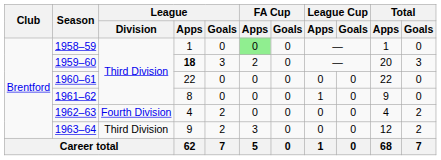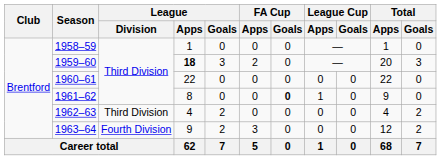(255, 46) lightgreen background -> (255, 46) no background
(288, 96) normal -> (288, 96) bold
(136, 113) Fourth Division -> (136, 113) Third Division
(136, 130) Third Division -> (136, 130) Fourth Division
